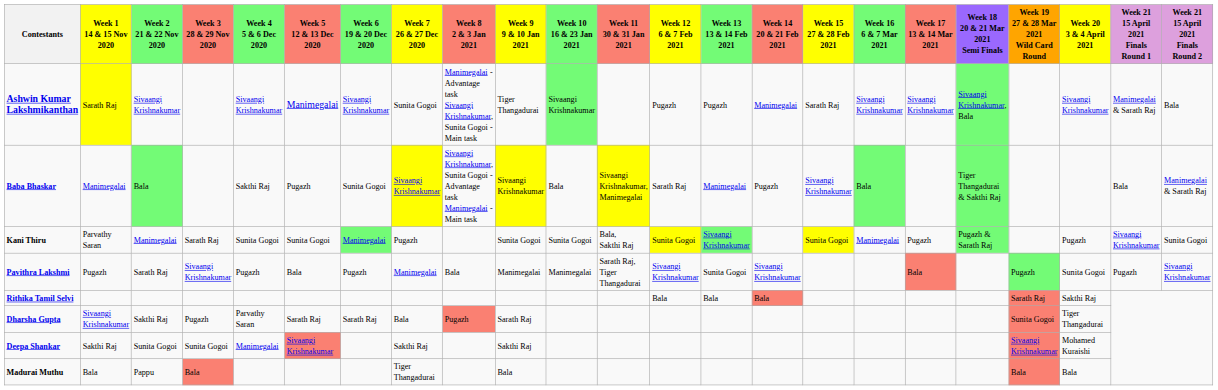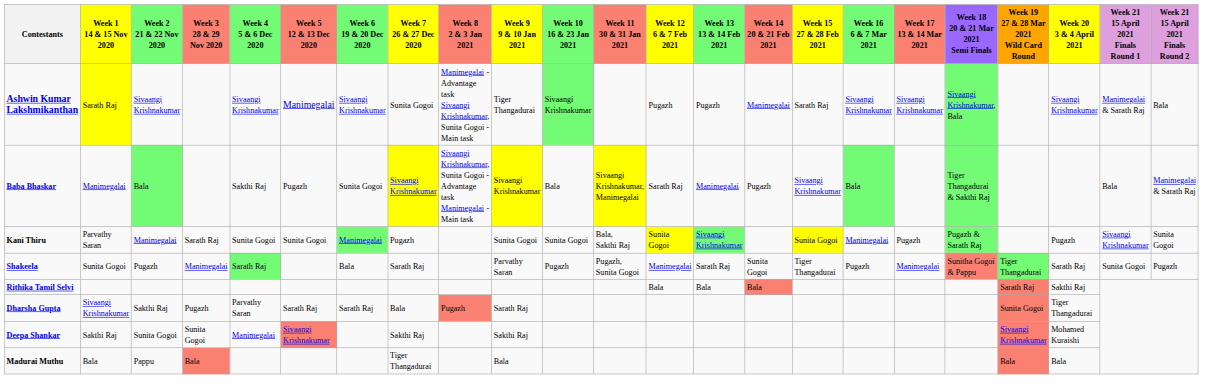+ row: (22, 266)
- row: (38, 272)
